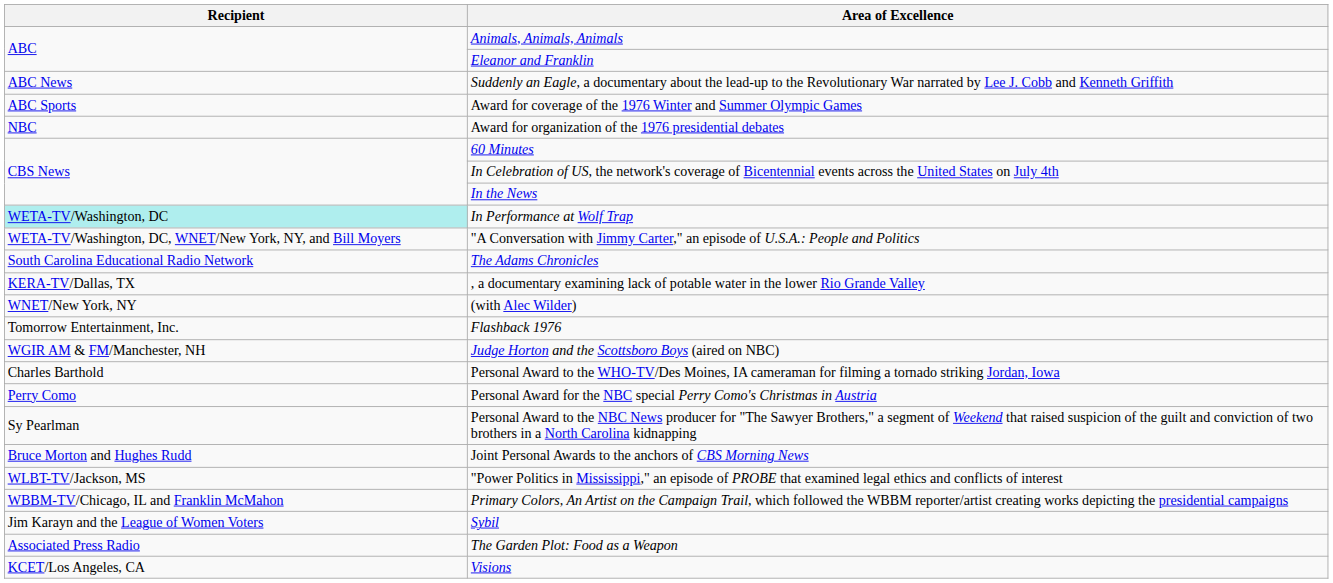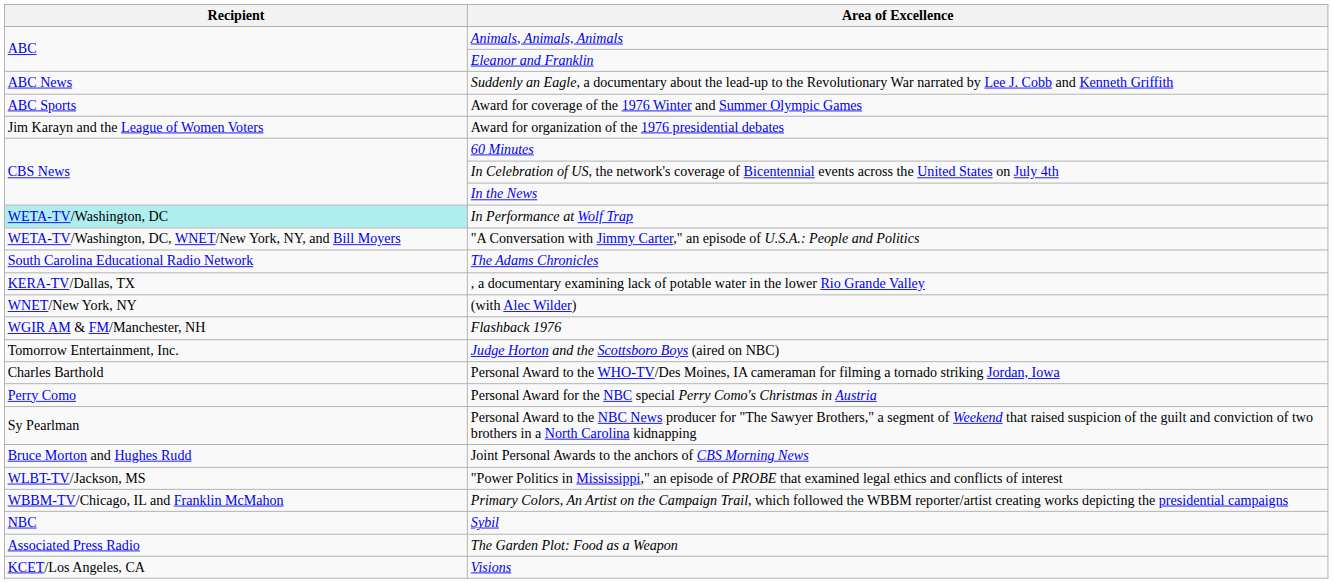(22, 127) NBC -> (136, 127) Jim Karayn and the League of Women Voters
(93, 328) Tomorrow Entertainment, Inc. -> (107, 328) WGIR AM & FM/Manchester, NH
(107, 350) WGIR AM & FM/Manchester, NH -> (93, 350) Tomorrow Entertainment, Inc.
(136, 522) Jim Karayn and the League of Women Voters -> (22, 522) NBC
